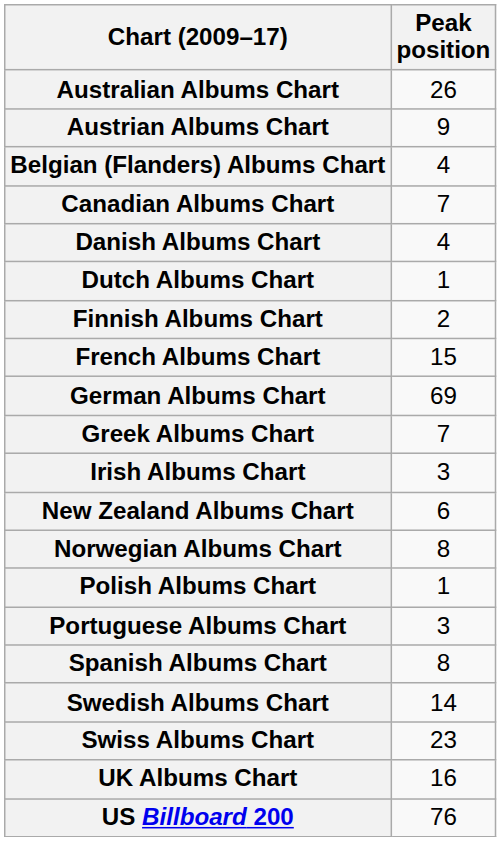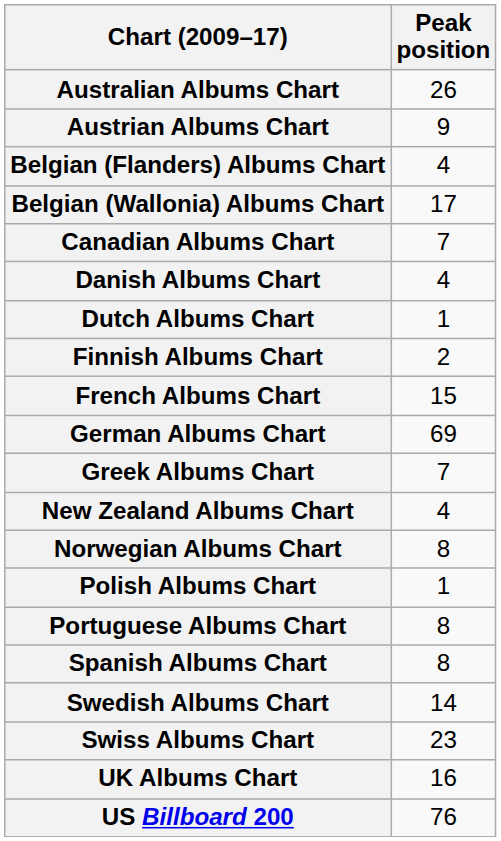+ row: (198, 204)
- row: (198, 472)
(443, 510) 6 -> (443, 510) 4
(443, 625) 3 -> (443, 625) 8
